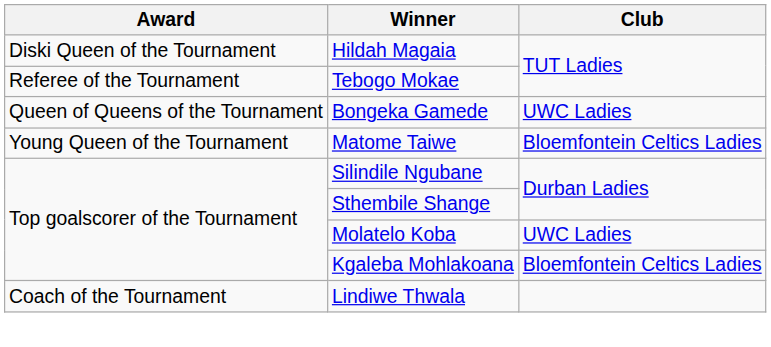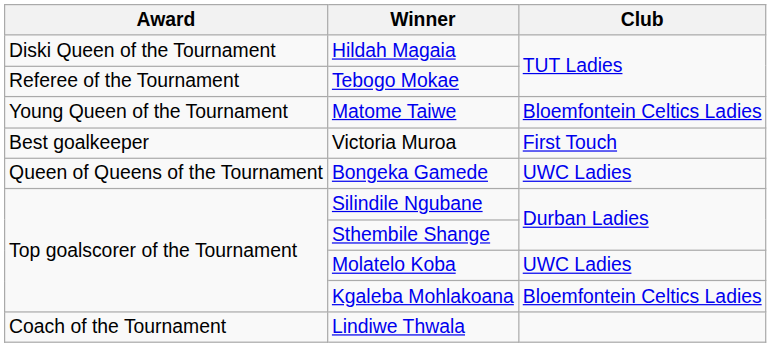rows swapped: (410, 111) <-> (394, 142)
+ row: (394, 142)
